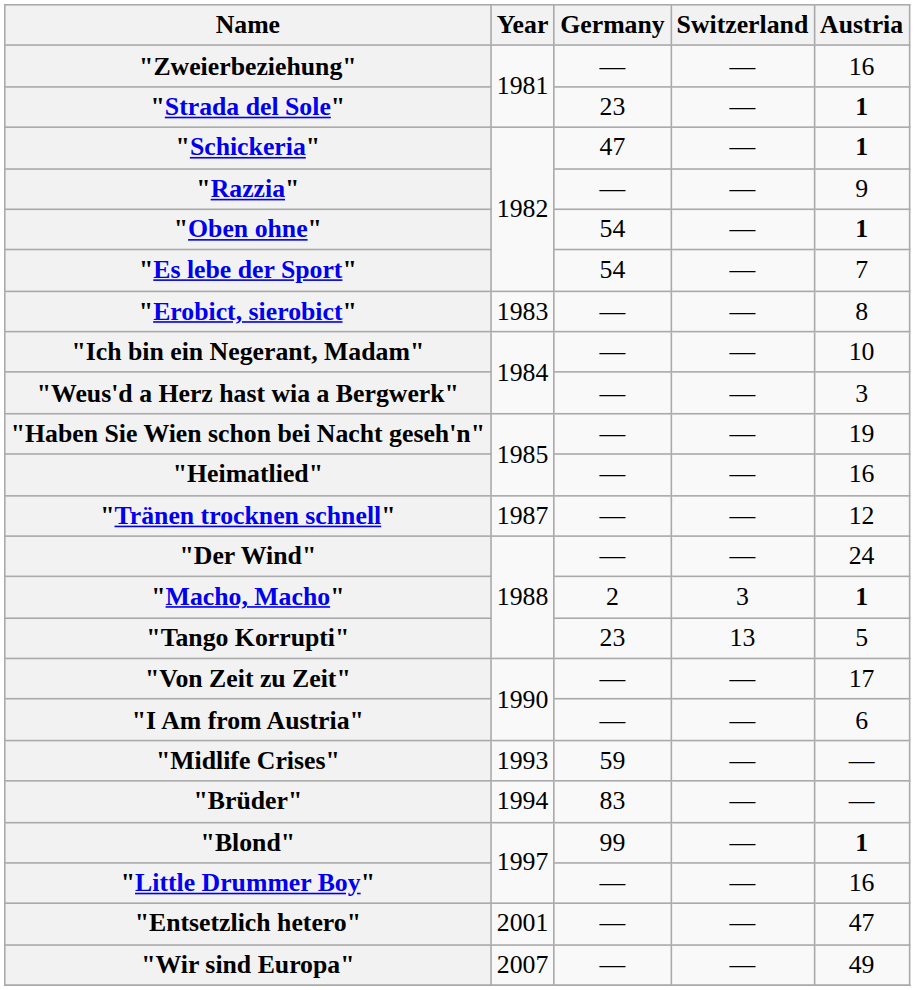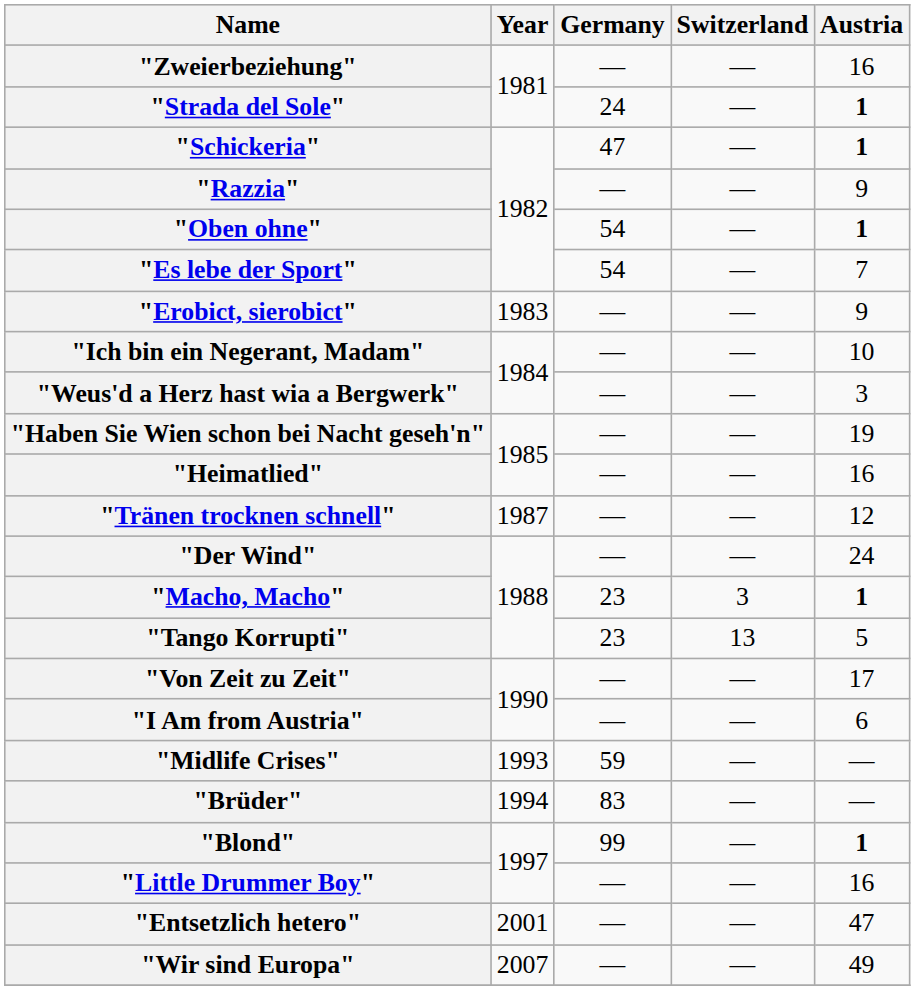(612, 106) 23 -> (612, 106) 24
(862, 310) 8 -> (862, 310) 9
(612, 596) 2 -> (612, 596) 23
